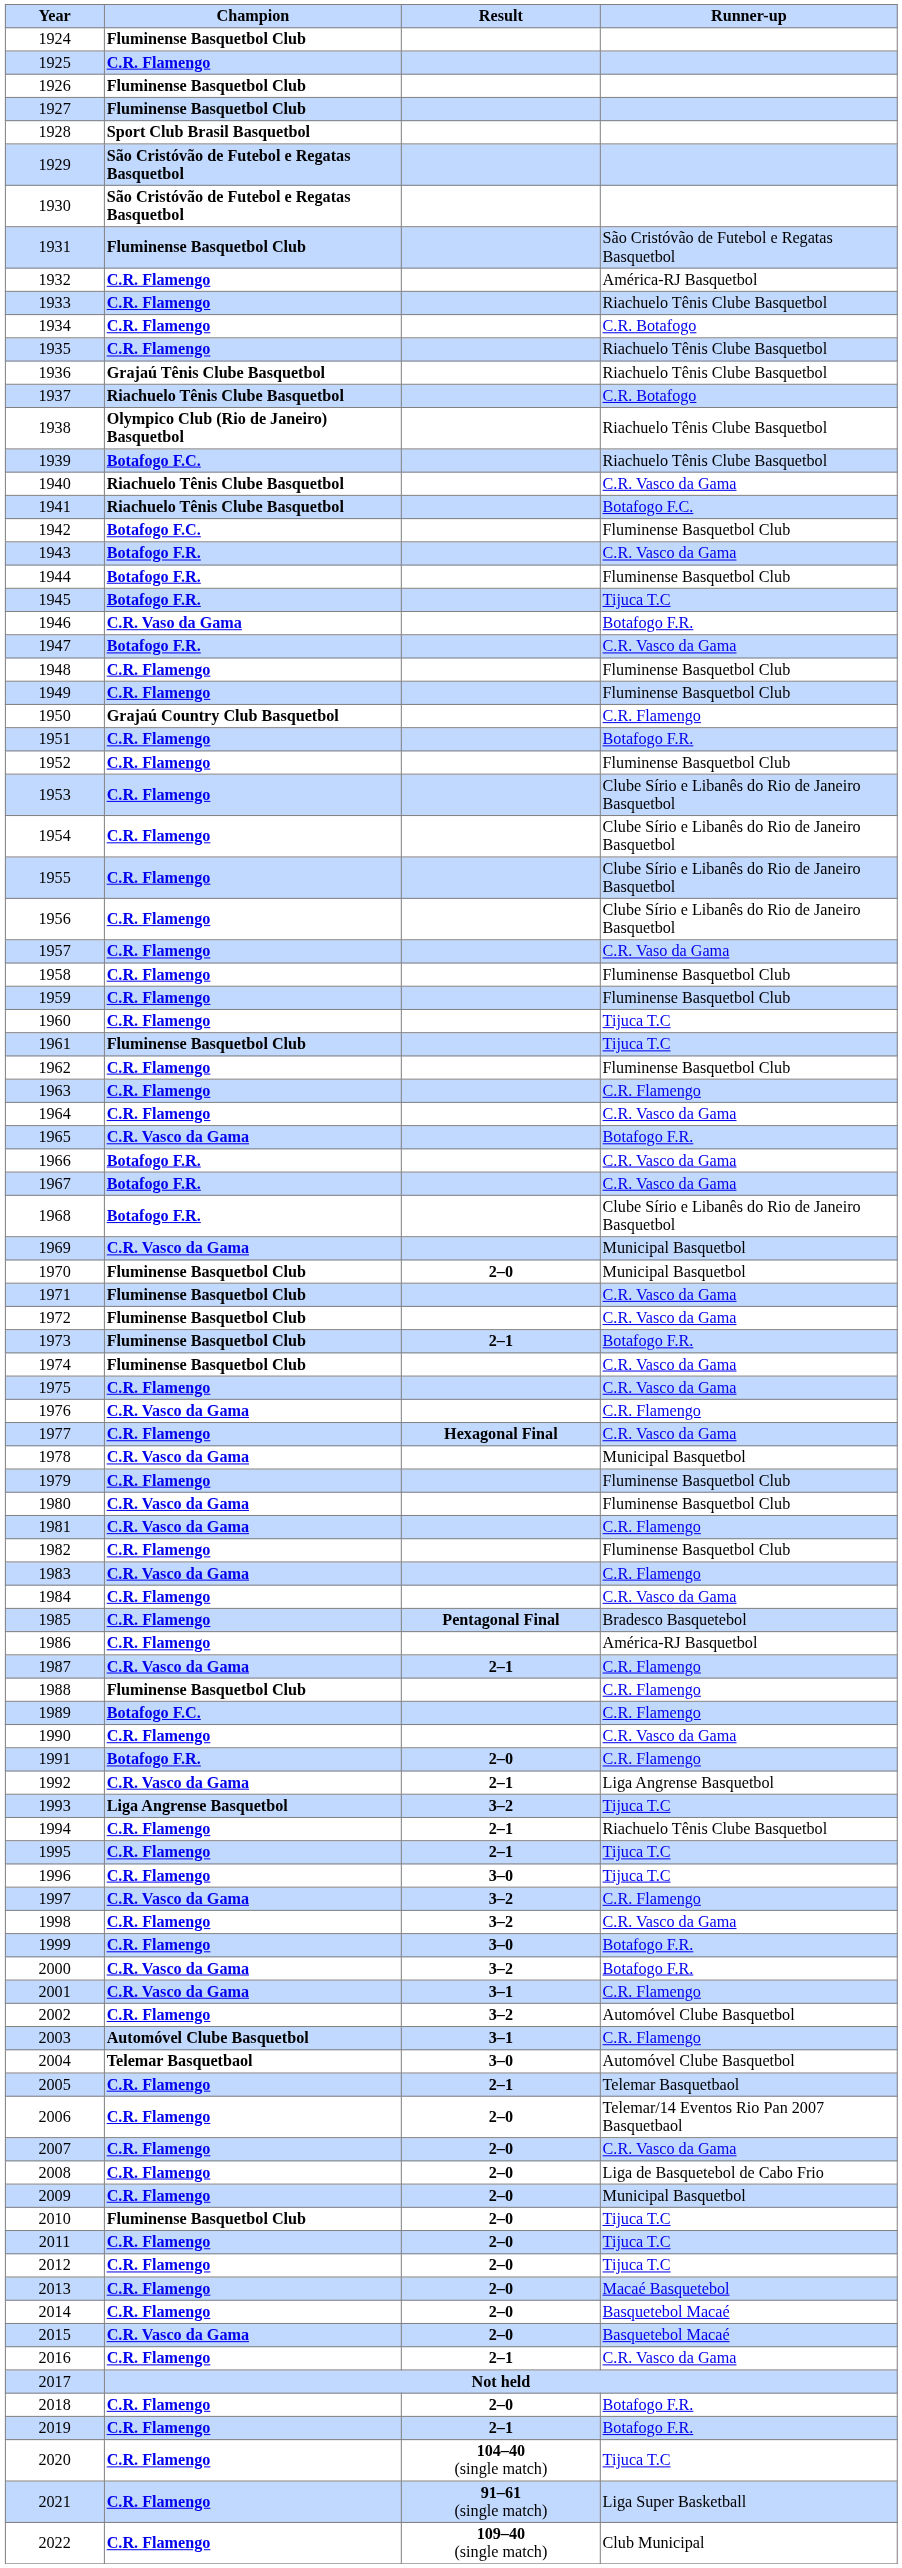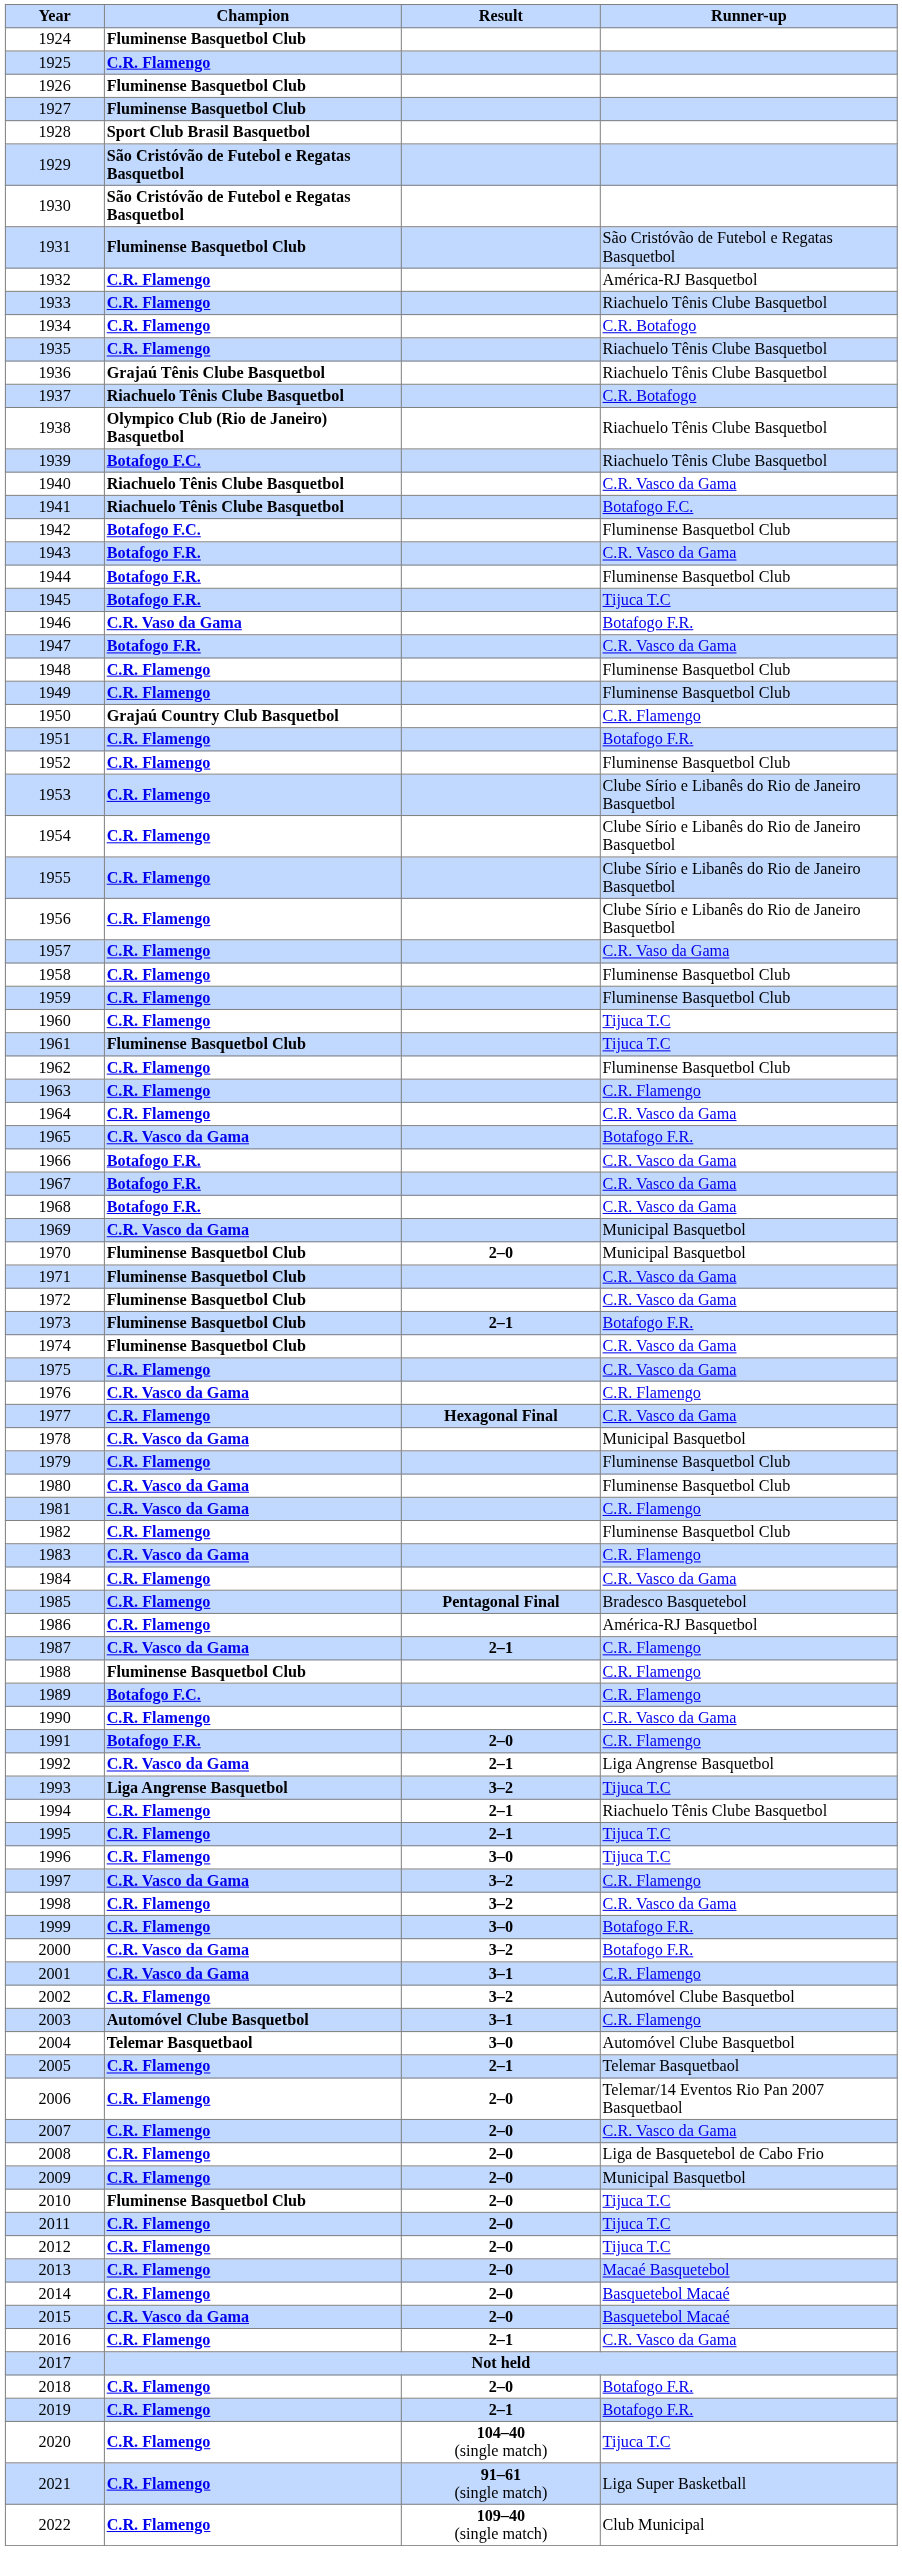(732, 1215) Clube Sírio e Libanês do Rio de Janeiro Basquetbol -> (670, 1206) C.R. Vasco da Gama
